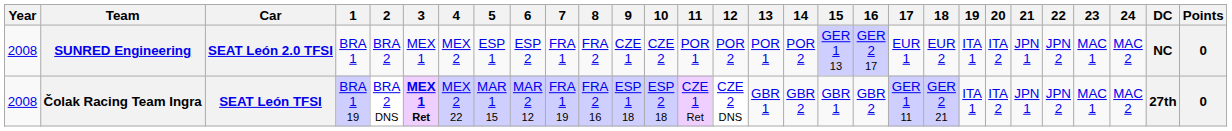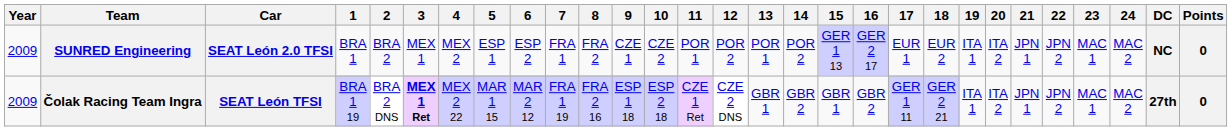(22, 50) 2008 -> (22, 50) 2009
(22, 101) 2008 -> (22, 101) 2009
